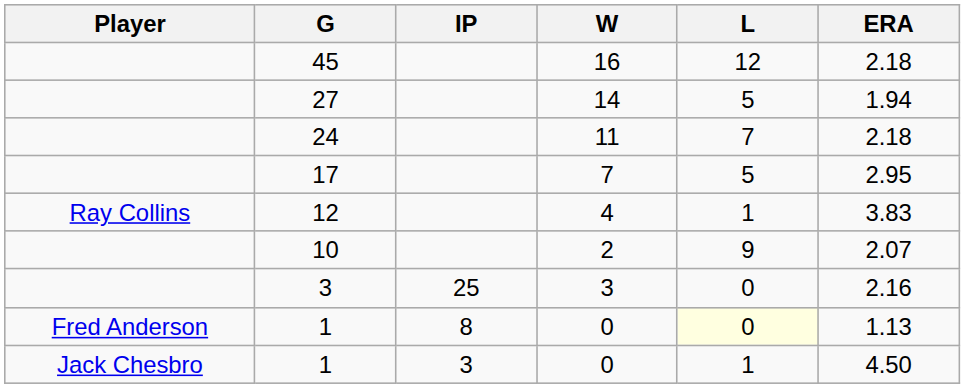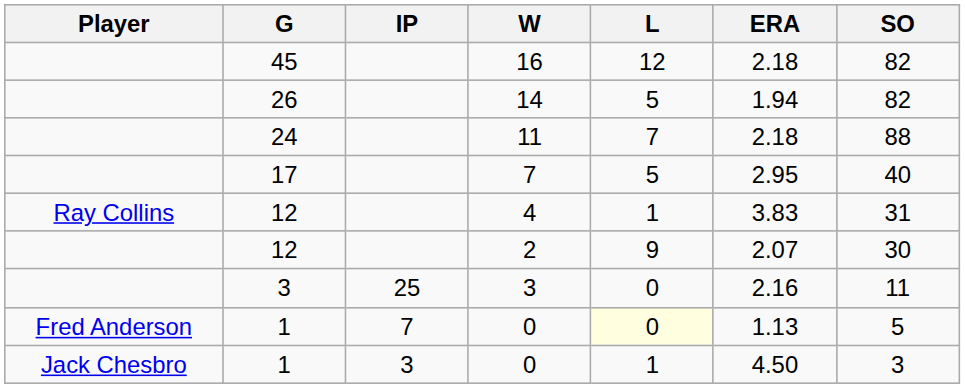+ column: (898, 24)
(325, 99) 27 -> (284, 99) 26
(325, 251) 10 -> (284, 251) 12
(466, 326) 8 -> (407, 326) 7
